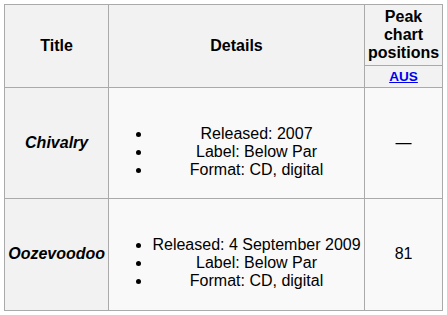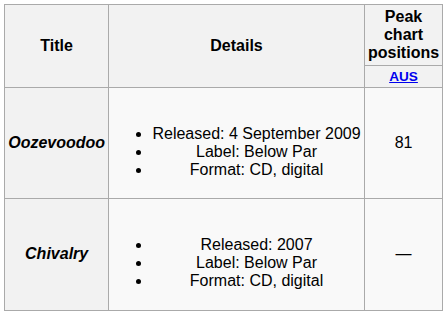rows swapped: (57, 142) <-> (57, 254)
